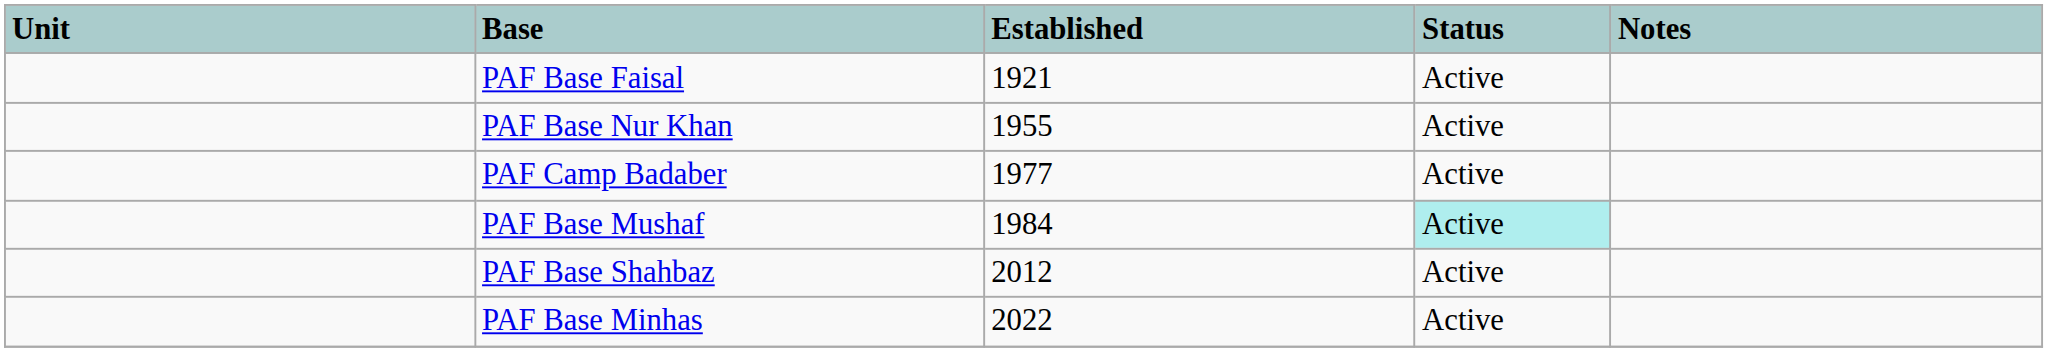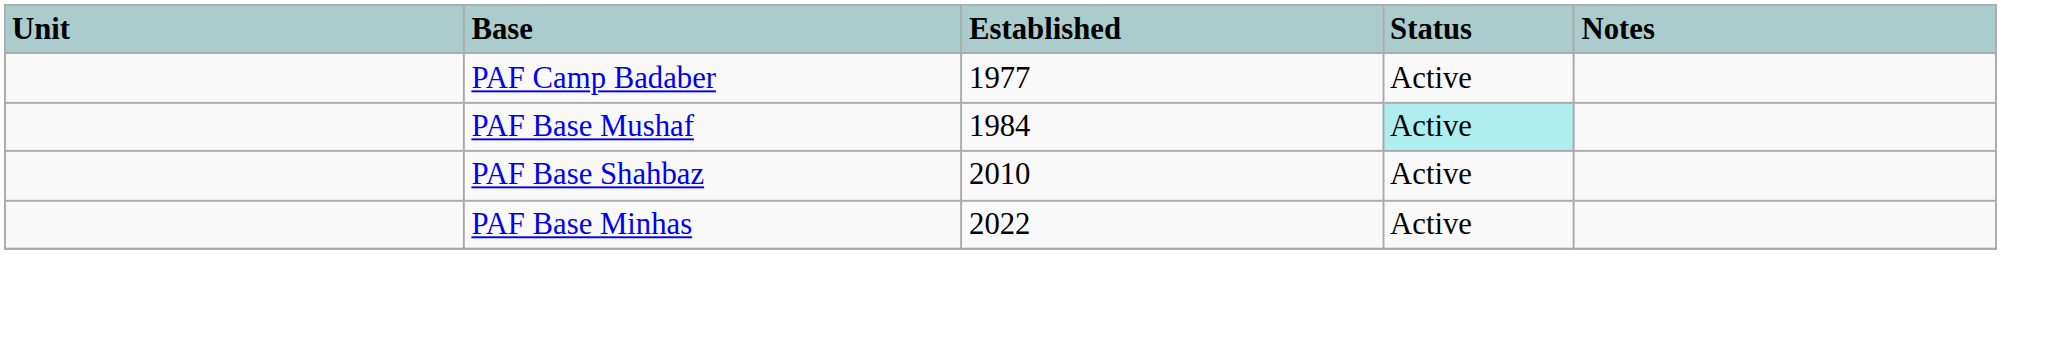- row: (583, 77)
- row: (607, 126)
(1022, 272) 2012 -> (1000, 175) 2010
